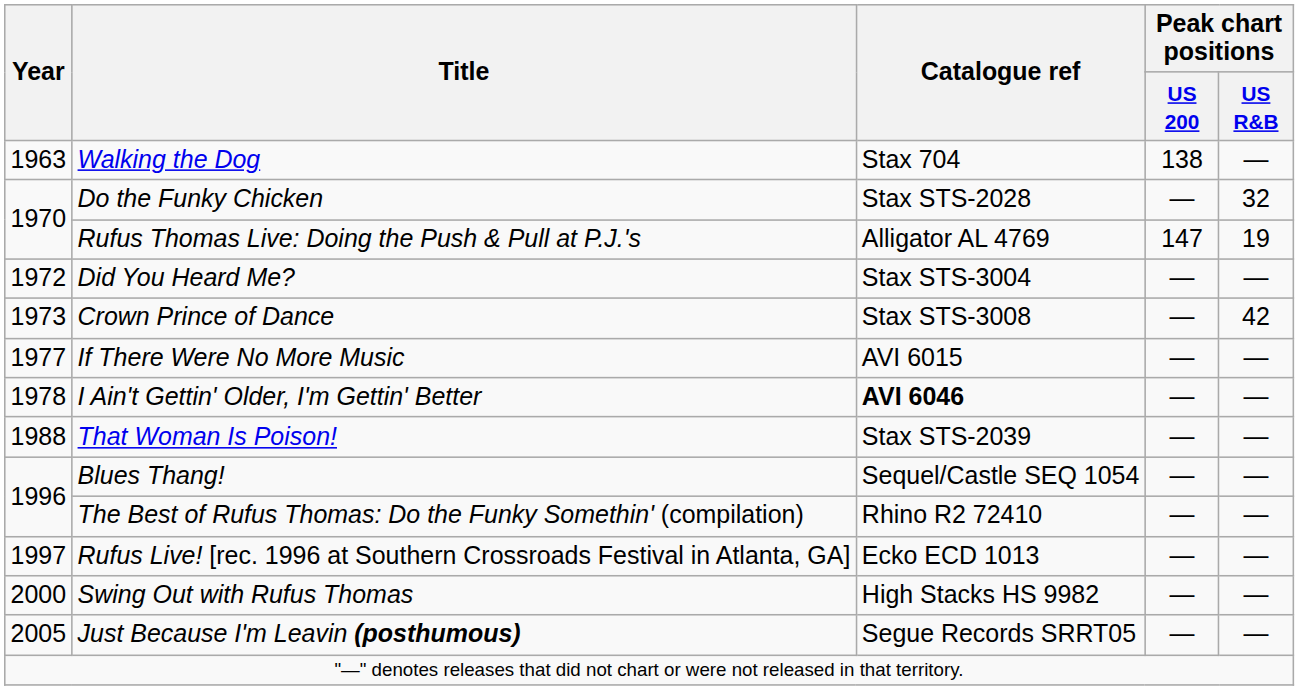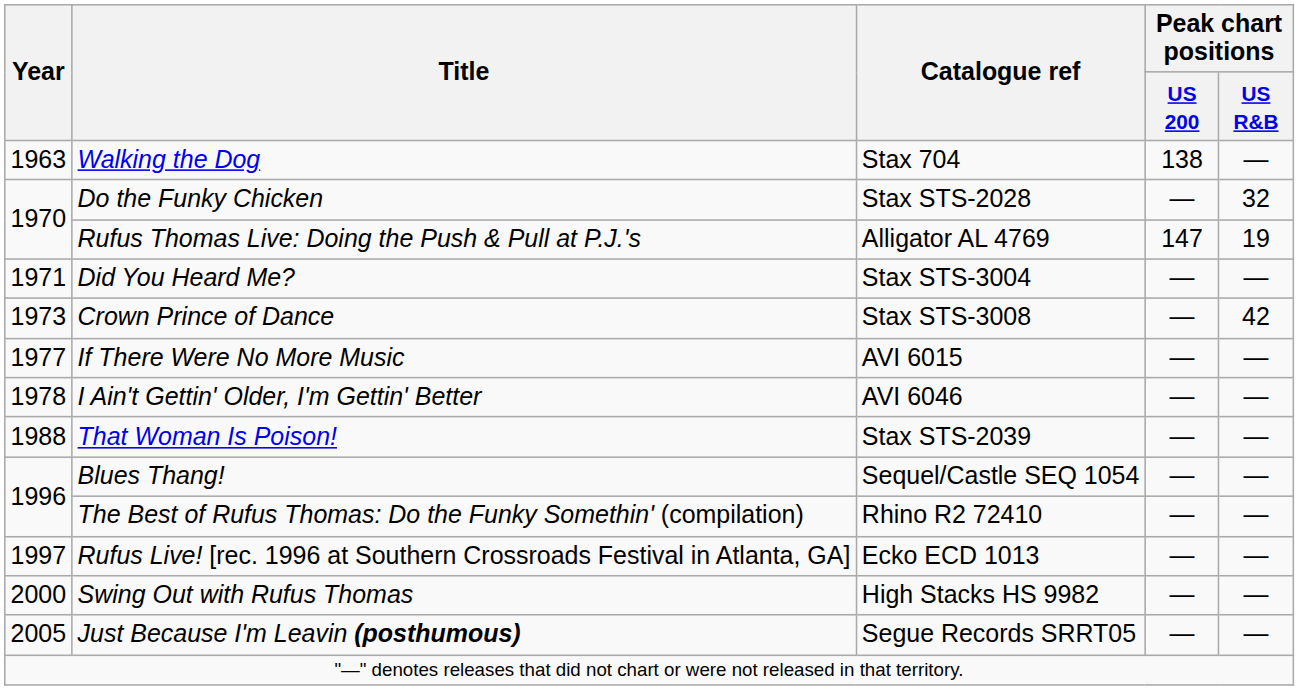(38, 278) 1972 -> (38, 278) 1971
(913, 397) bold -> (912, 397) normal
